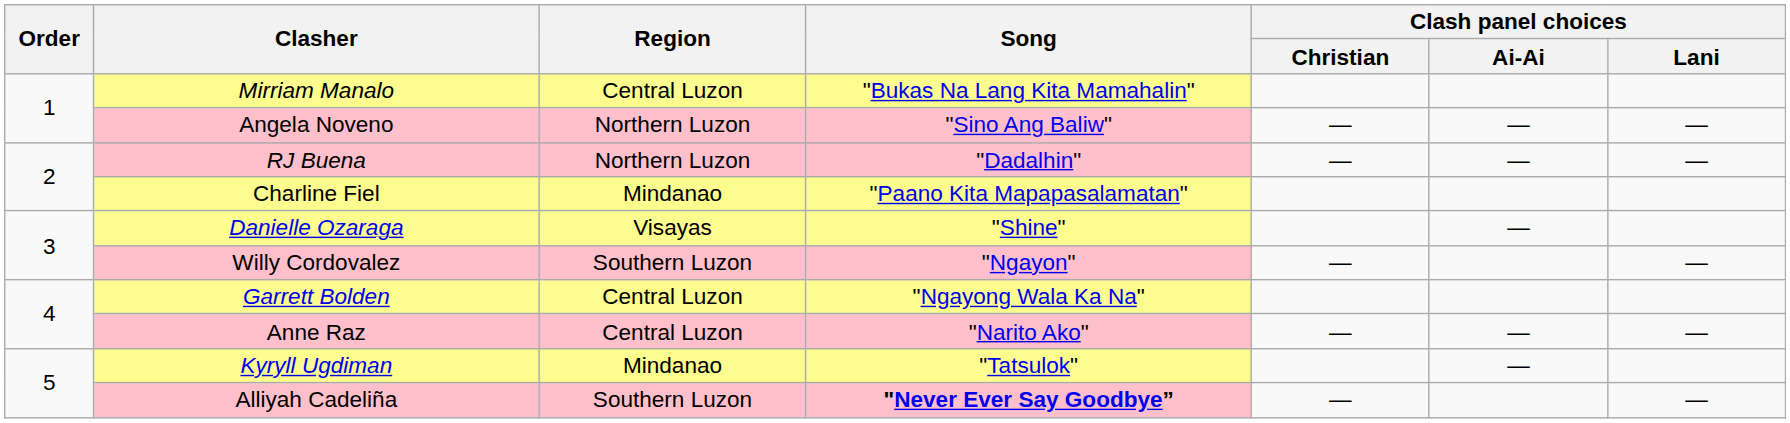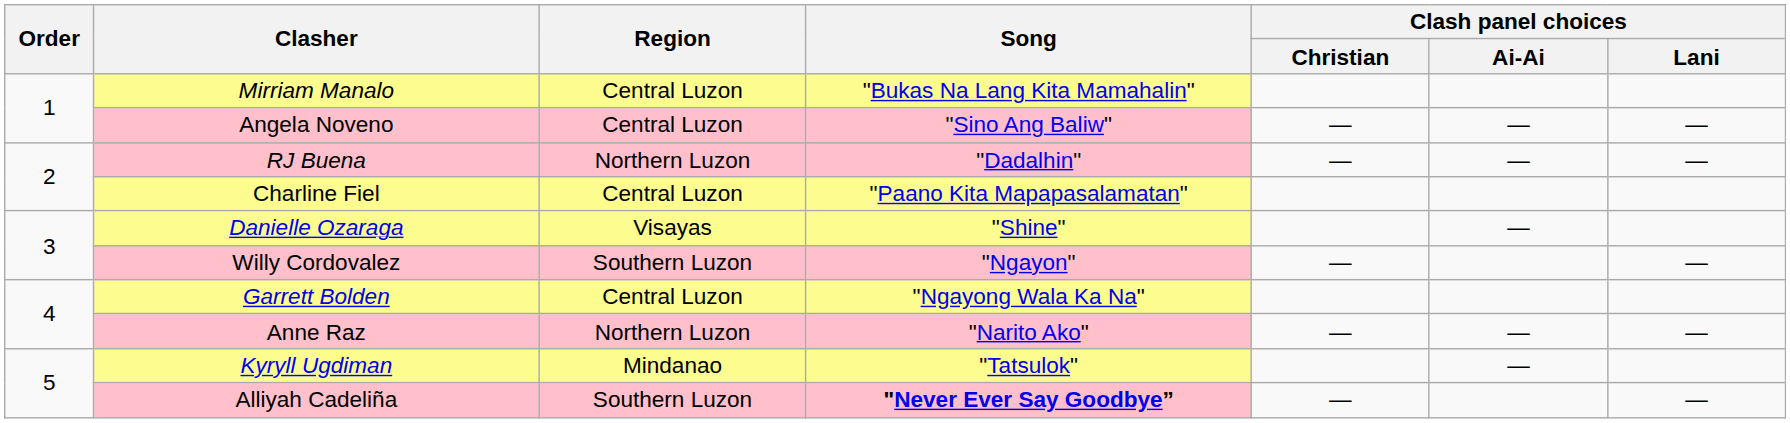(673, 125) Northern Luzon -> (673, 125) Central Luzon
(673, 194) Mindanao -> (673, 194) Central Luzon
(673, 331) Central Luzon -> (673, 331) Northern Luzon
